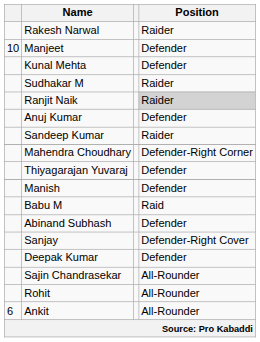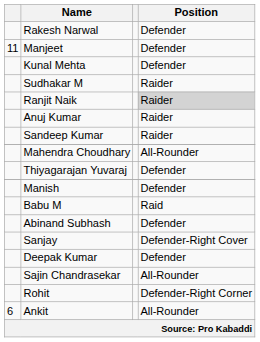(157, 30) Raider -> (163, 30) Defender
(13, 48) 10 -> (13, 48) 11
(164, 118) Defender -> (157, 118) Raider
(197, 153) Defender-Right Corner -> (170, 153) All-Rounder
(170, 293) All-Rounder -> (196, 293) Defender-Right Corner
